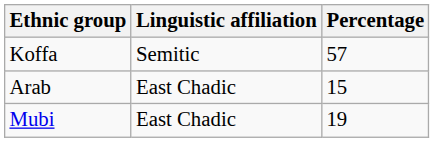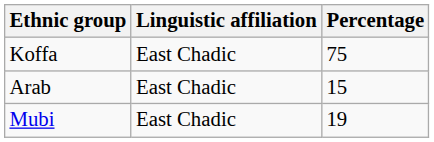(168, 53) Semitic -> (186, 53) East Chadic
(337, 53) 57 -> (337, 53) 75
